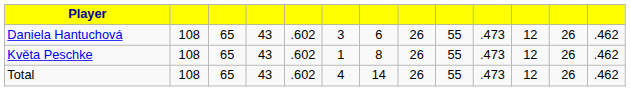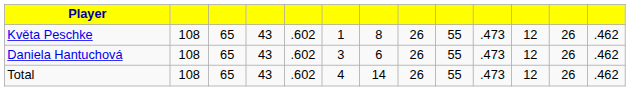rows swapped: (65, 34) <-> (50, 55)
